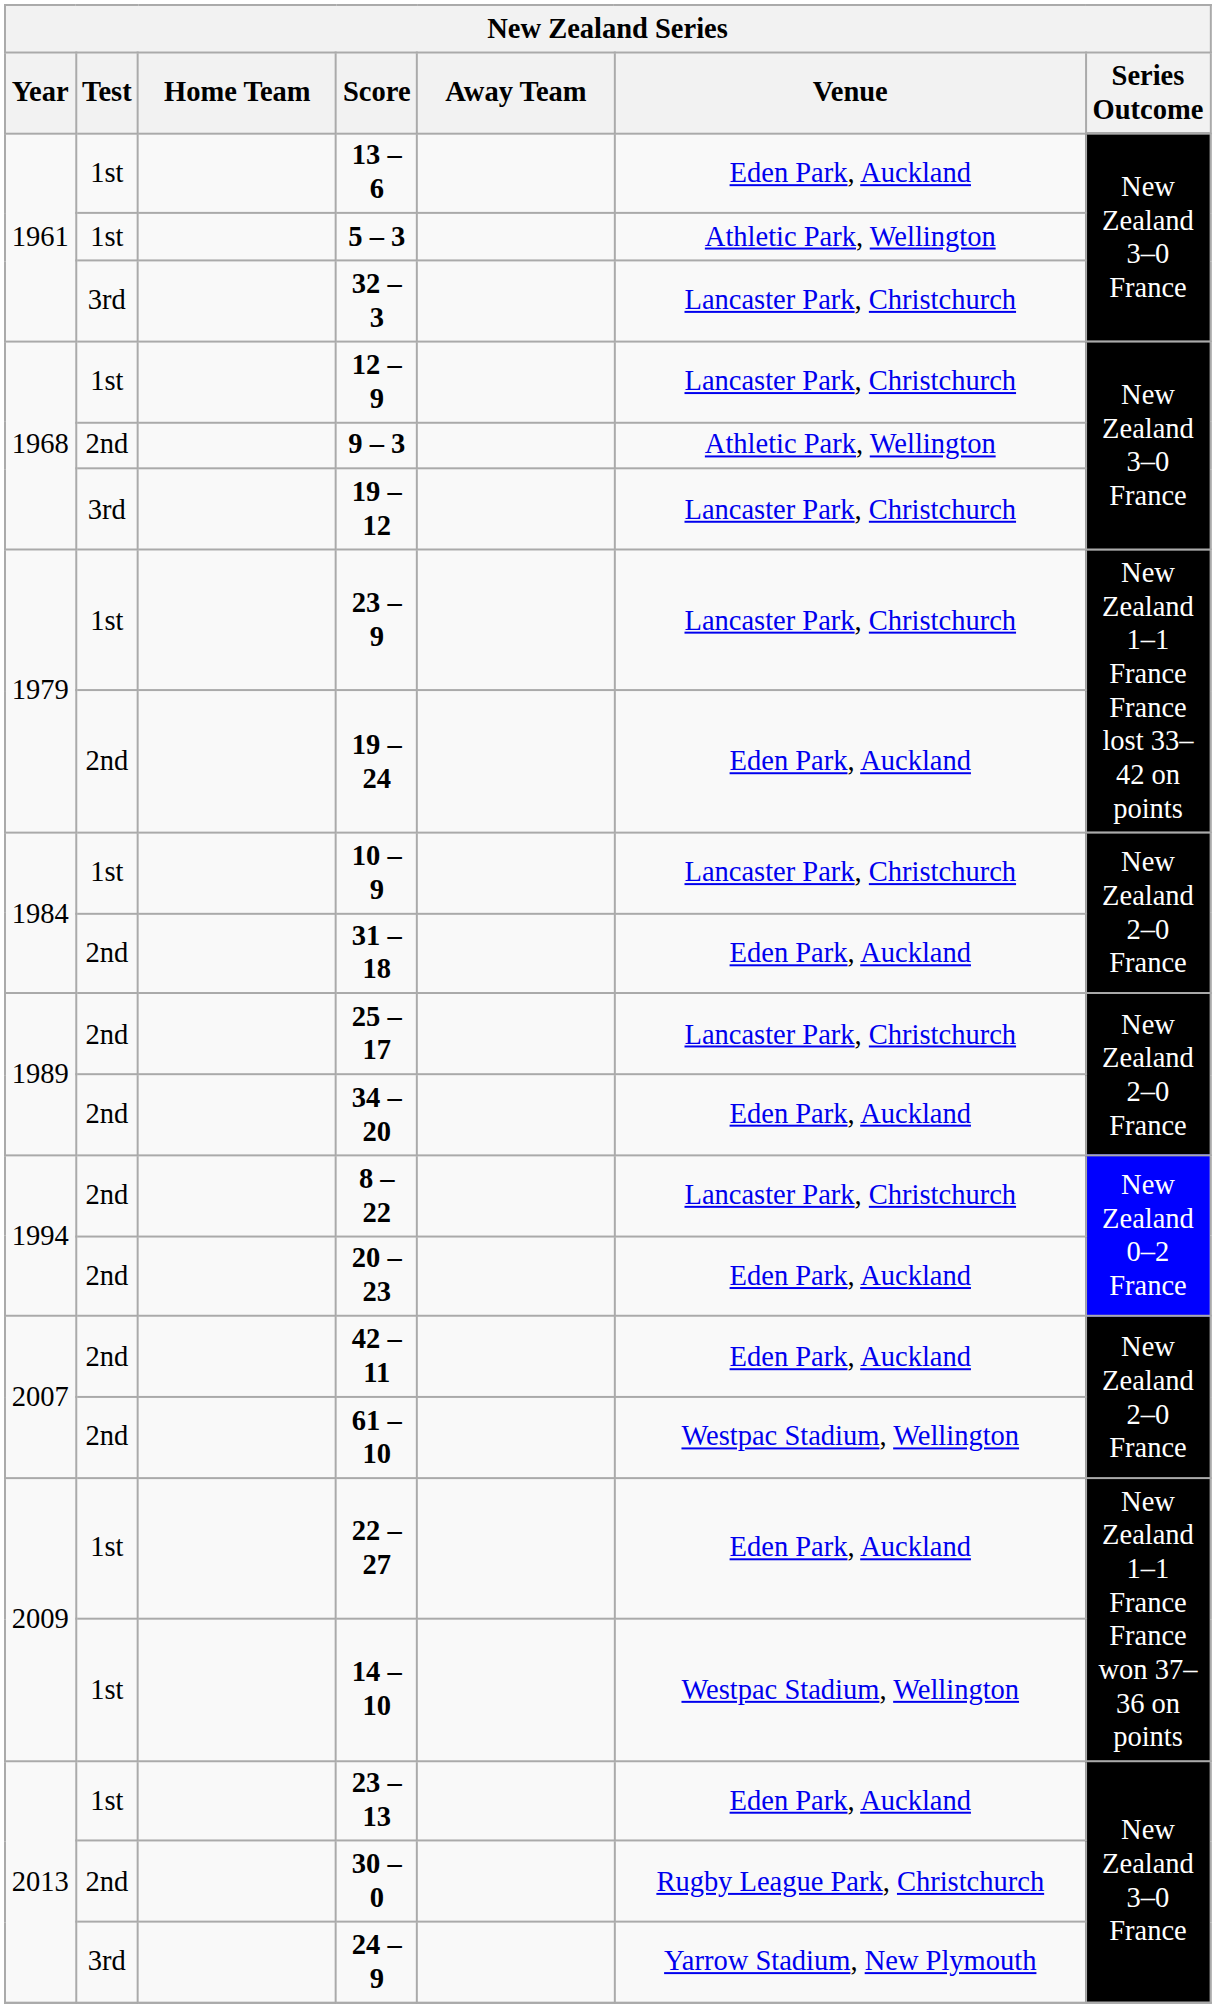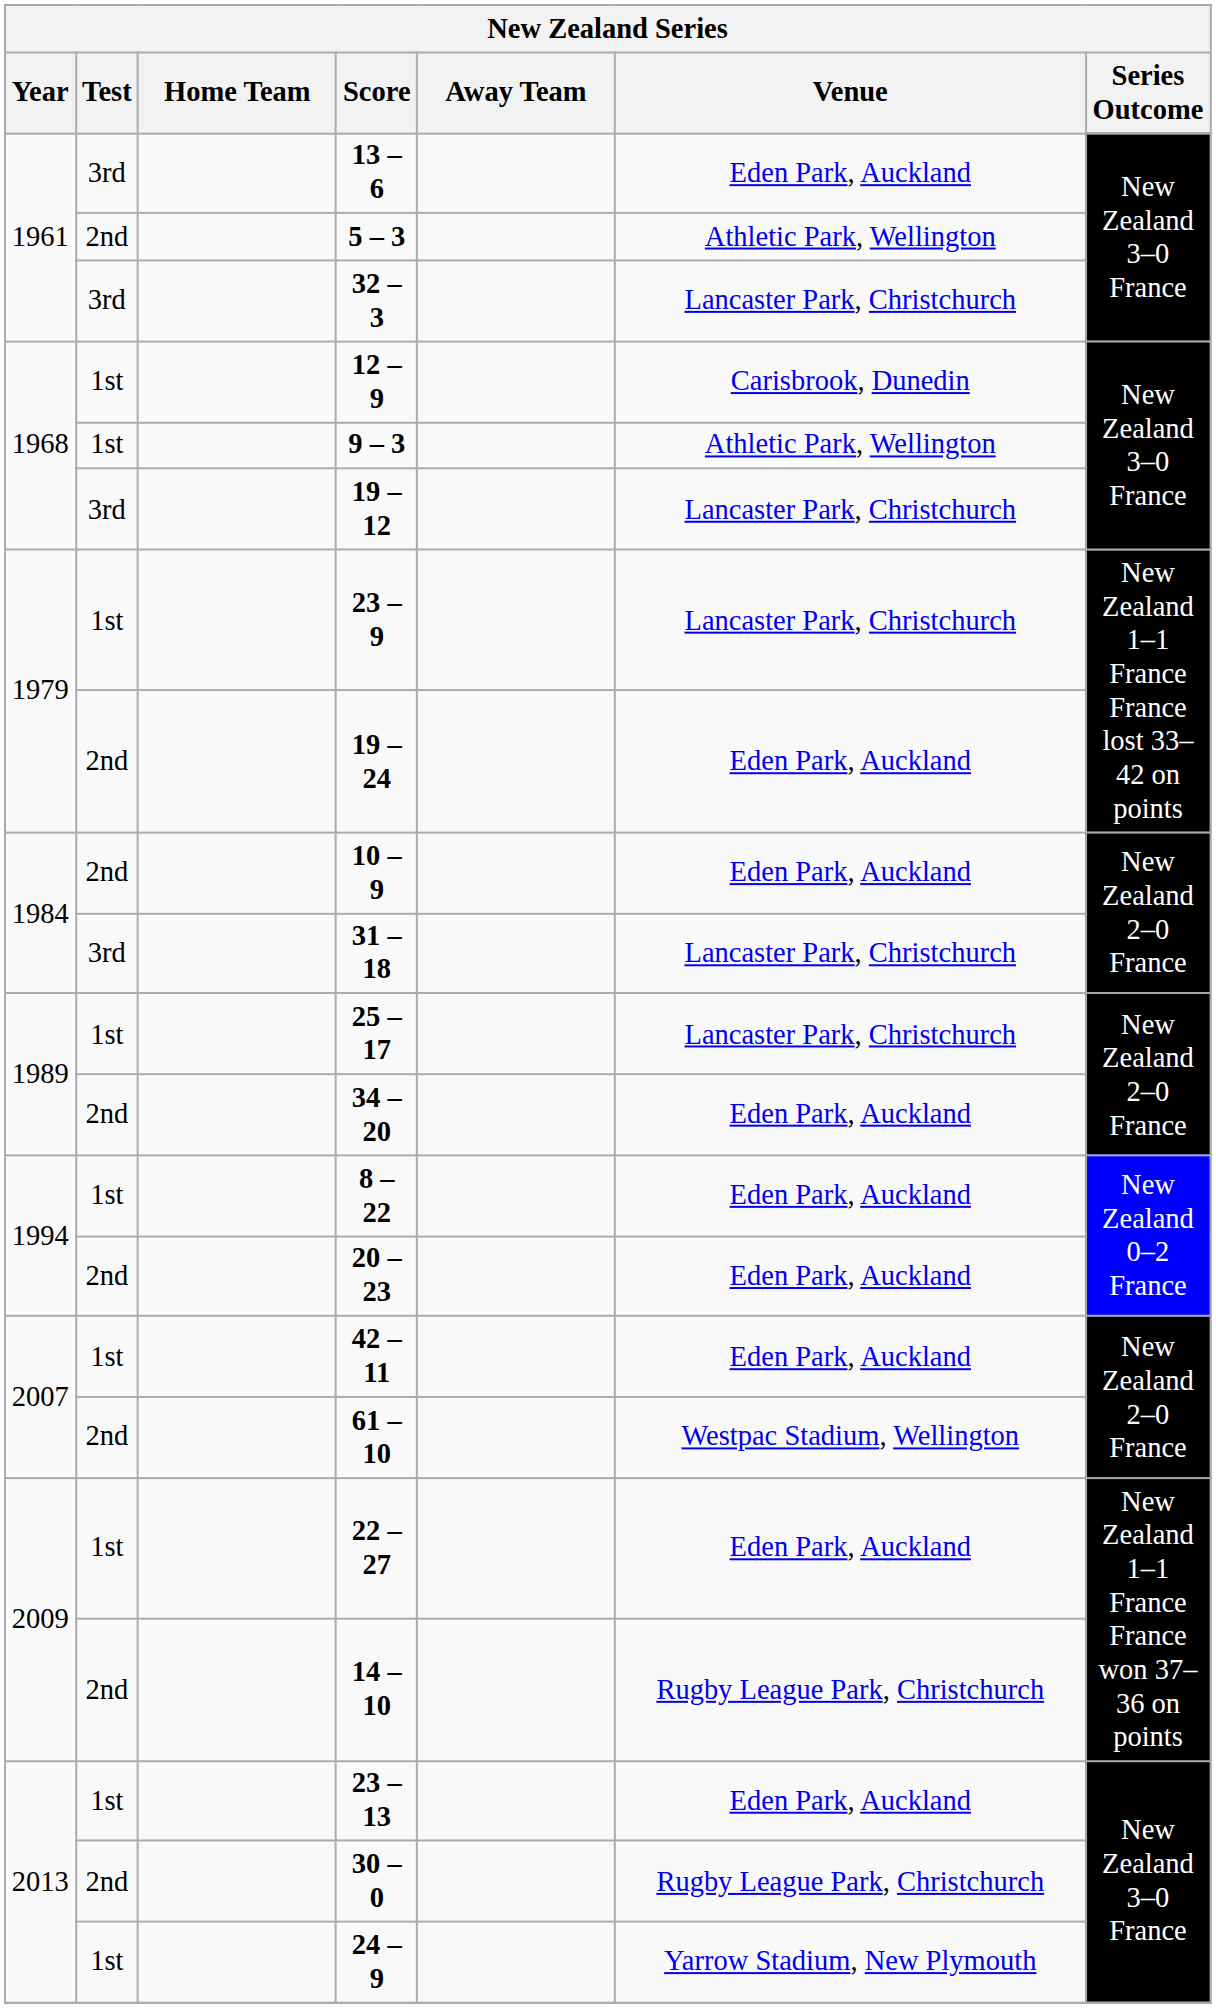(107, 172) 1st -> (107, 172) 3rd
(107, 236) 1st -> (107, 236) 2nd
(850, 381) Lancaster Park, Christchurch -> (850, 381) Carisbrook, Dunedin
(107, 445) 2nd -> (107, 445) 1st
(107, 872) 1st -> (107, 872) 2nd
(850, 872) Lancaster Park, Christchurch -> (850, 872) Eden Park, Auckland
(107, 953) 2nd -> (107, 953) 3rd
(850, 953) Eden Park, Auckland -> (850, 953) Lancaster Park, Christchurch
(107, 1033) 2nd -> (107, 1033) 1st
(107, 1195) 2nd -> (107, 1195) 1st
(850, 1195) Lancaster Park, Christchurch -> (850, 1195) Eden Park, Auckland
(107, 1356) 2nd -> (107, 1356) 1st
(107, 1689) 1st -> (107, 1689) 2nd
(850, 1689) Westpac Stadium, Wellington -> (850, 1689) Rugby League Park, Christchurch
(107, 1961) 3rd -> (107, 1961) 1st
